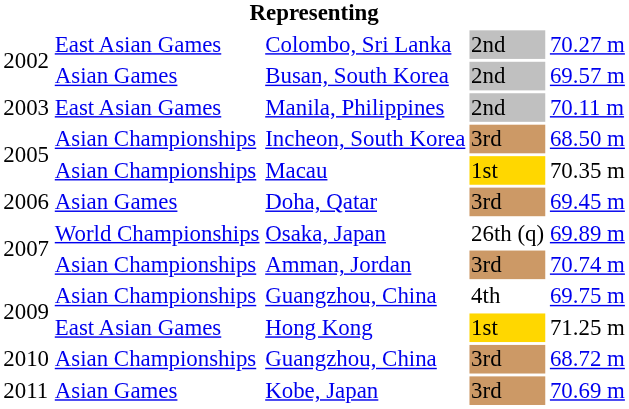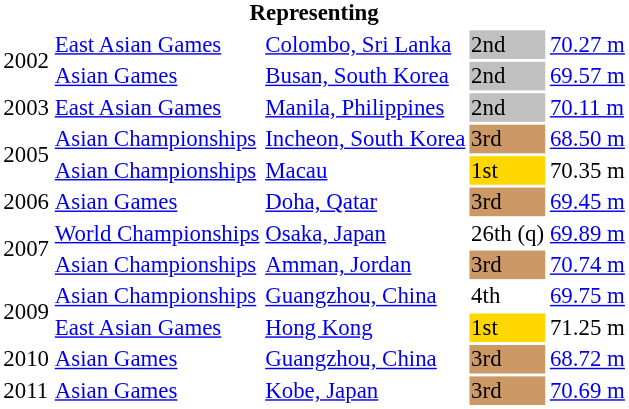(156, 359) Asian Championships -> (116, 359) Asian Games
